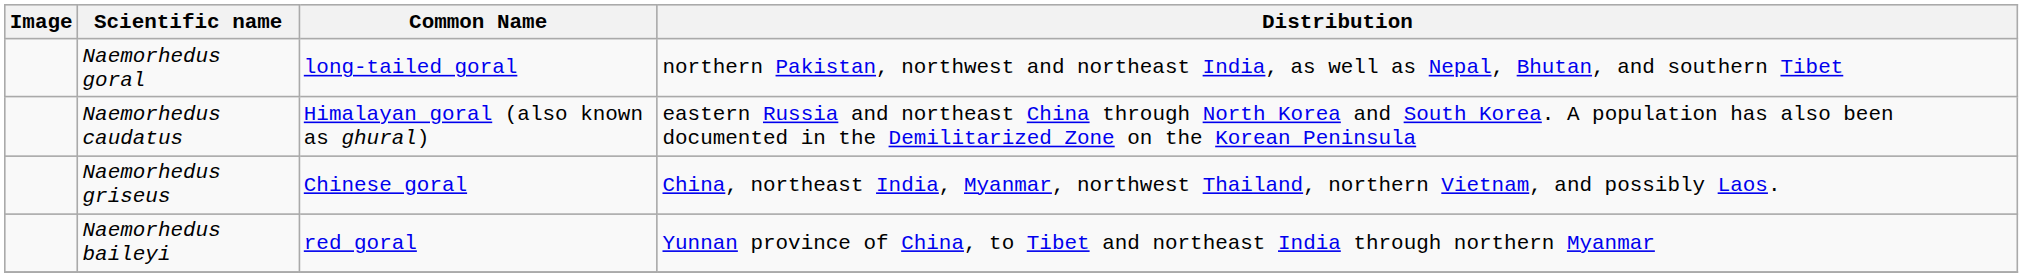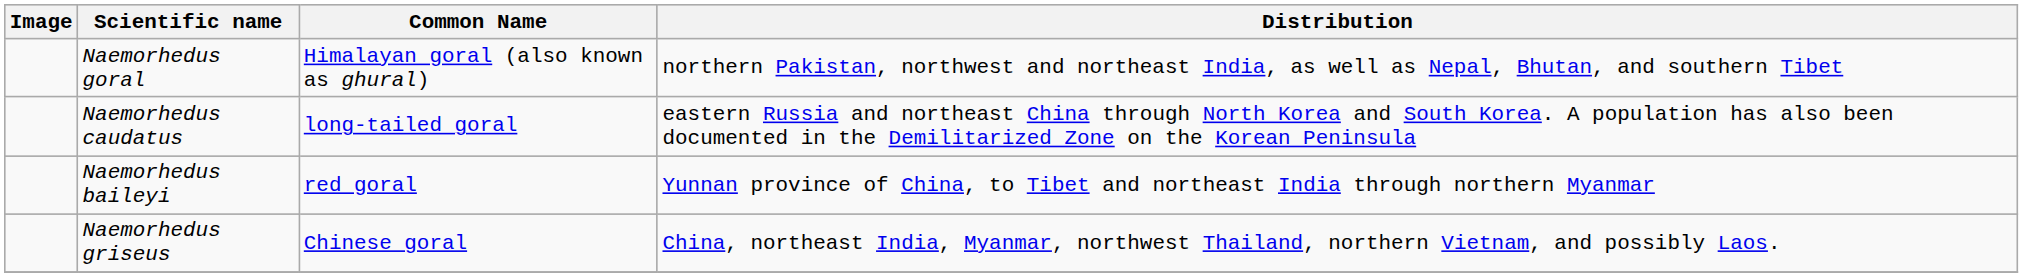(411, 68) long-tailed goral -> (473, 68) Himalayan goral (also known as ghural)
(473, 126) Himalayan goral (also known as ghural) -> (411, 126) long-tailed goral
rows swapped: (152, 243) <-> (152, 185)
